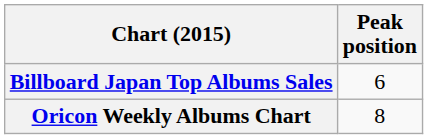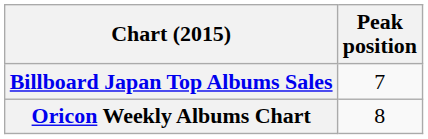(380, 81) 6 -> (380, 81) 7
